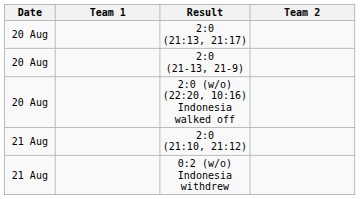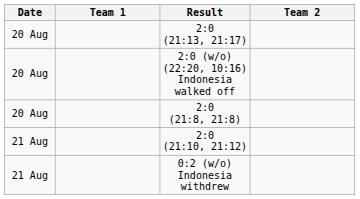- row: (205, 62)
+ row: (205, 113)
